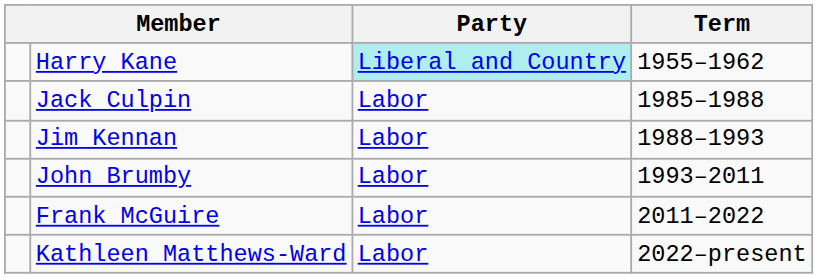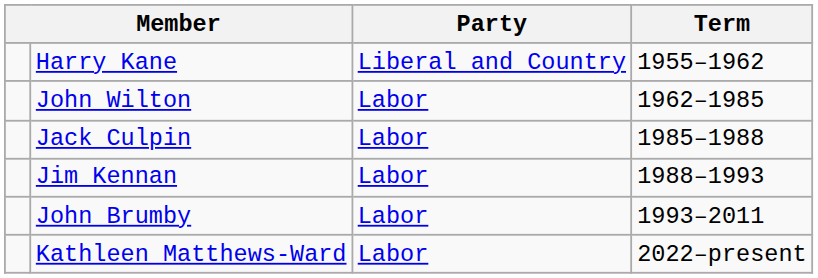(492, 62) paleturquoise background -> (492, 62) no background
+ row: (114, 101)
- row: (128, 216)
